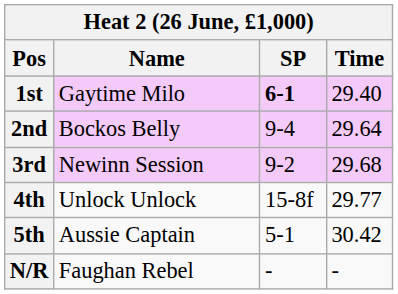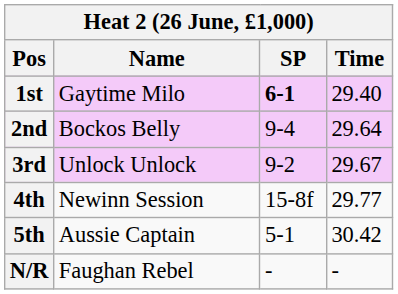(131, 164) Newinn Session -> (128, 164) Unlock Unlock
(357, 164) 29.68 -> (357, 164) 29.67
(128, 199) Unlock Unlock -> (131, 199) Newinn Session
